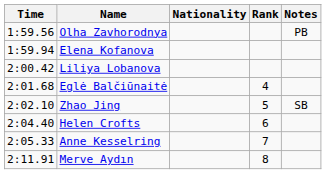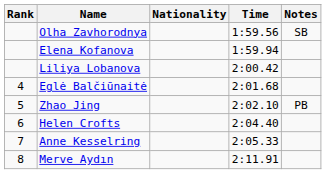columns swapped: (265, 14) <-> (31, 14)
(301, 32) PB -> (301, 32) SB
(301, 105) SB -> (301, 105) PB
